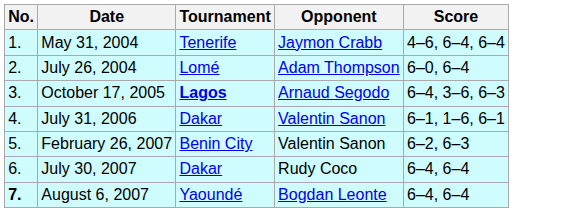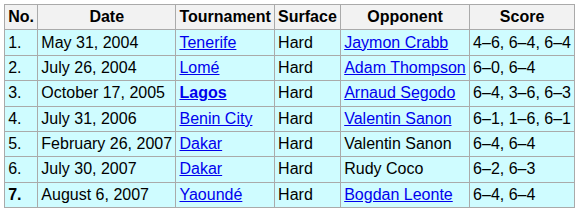+ column: (307, 17)
(201, 118) Dakar -> (216, 118) Benin City
(216, 144) Benin City -> (201, 144) Dakar
(438, 144) 6–2, 6–3 -> (504, 144) 6–4, 6–4
(438, 169) 6–4, 6–4 -> (504, 169) 6–2, 6–3
